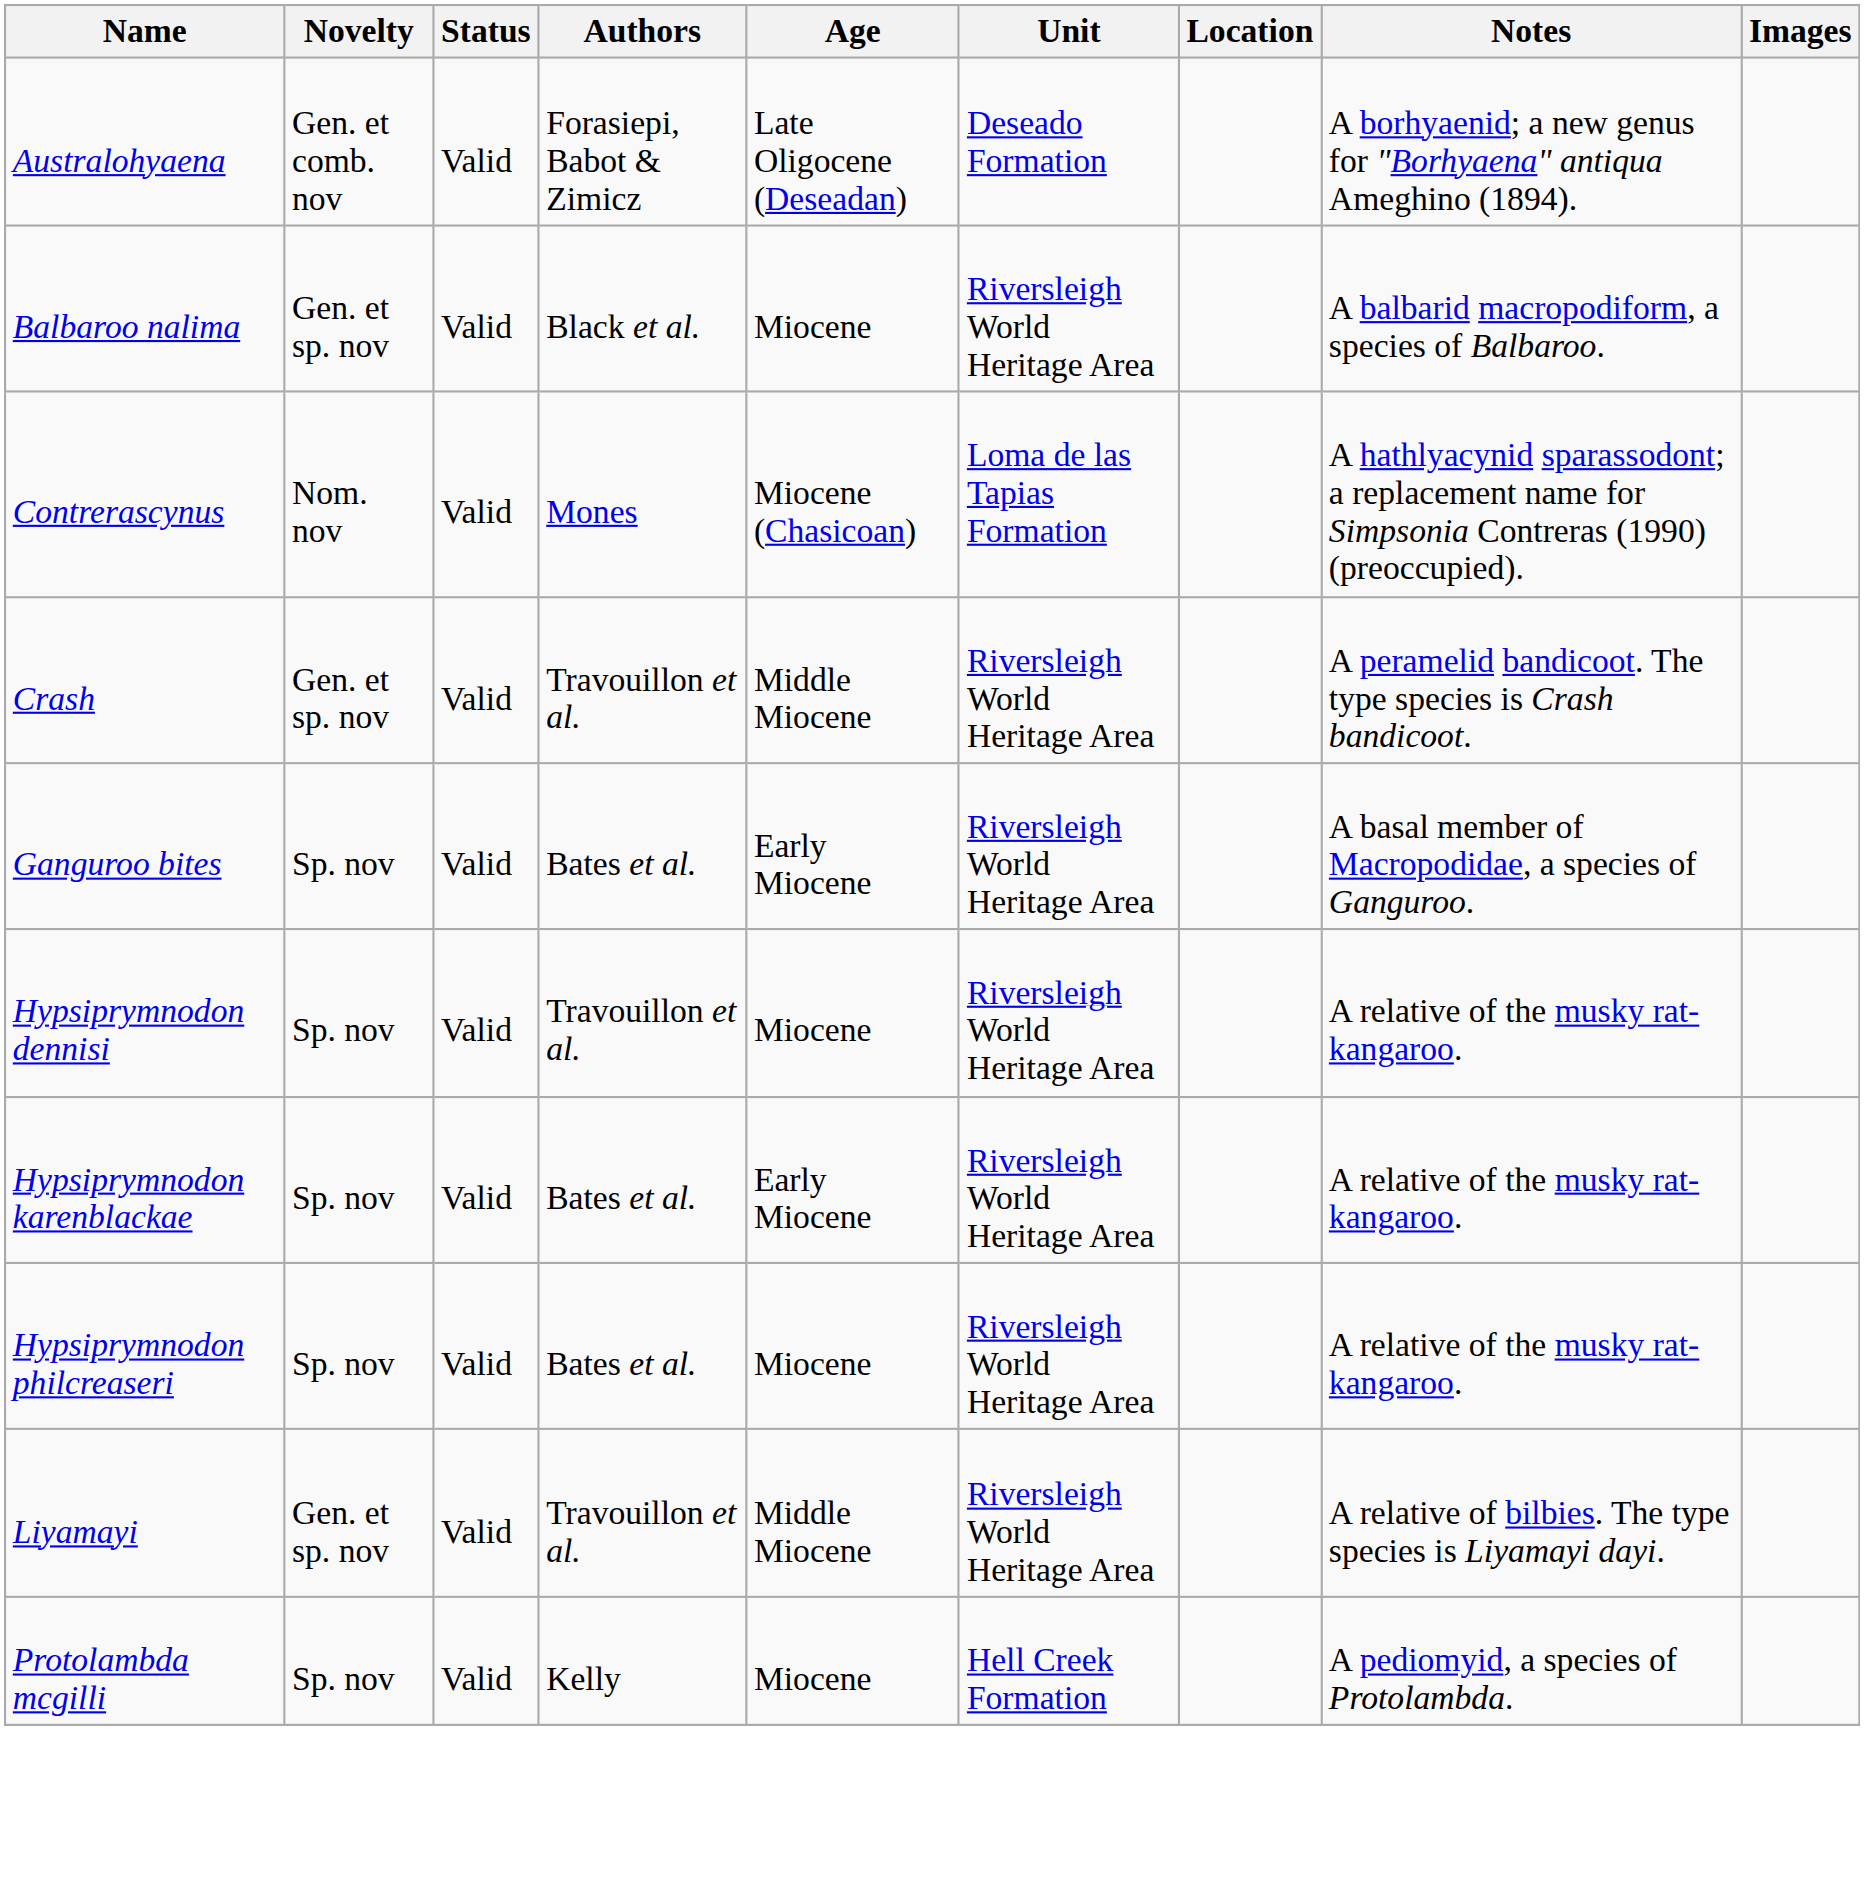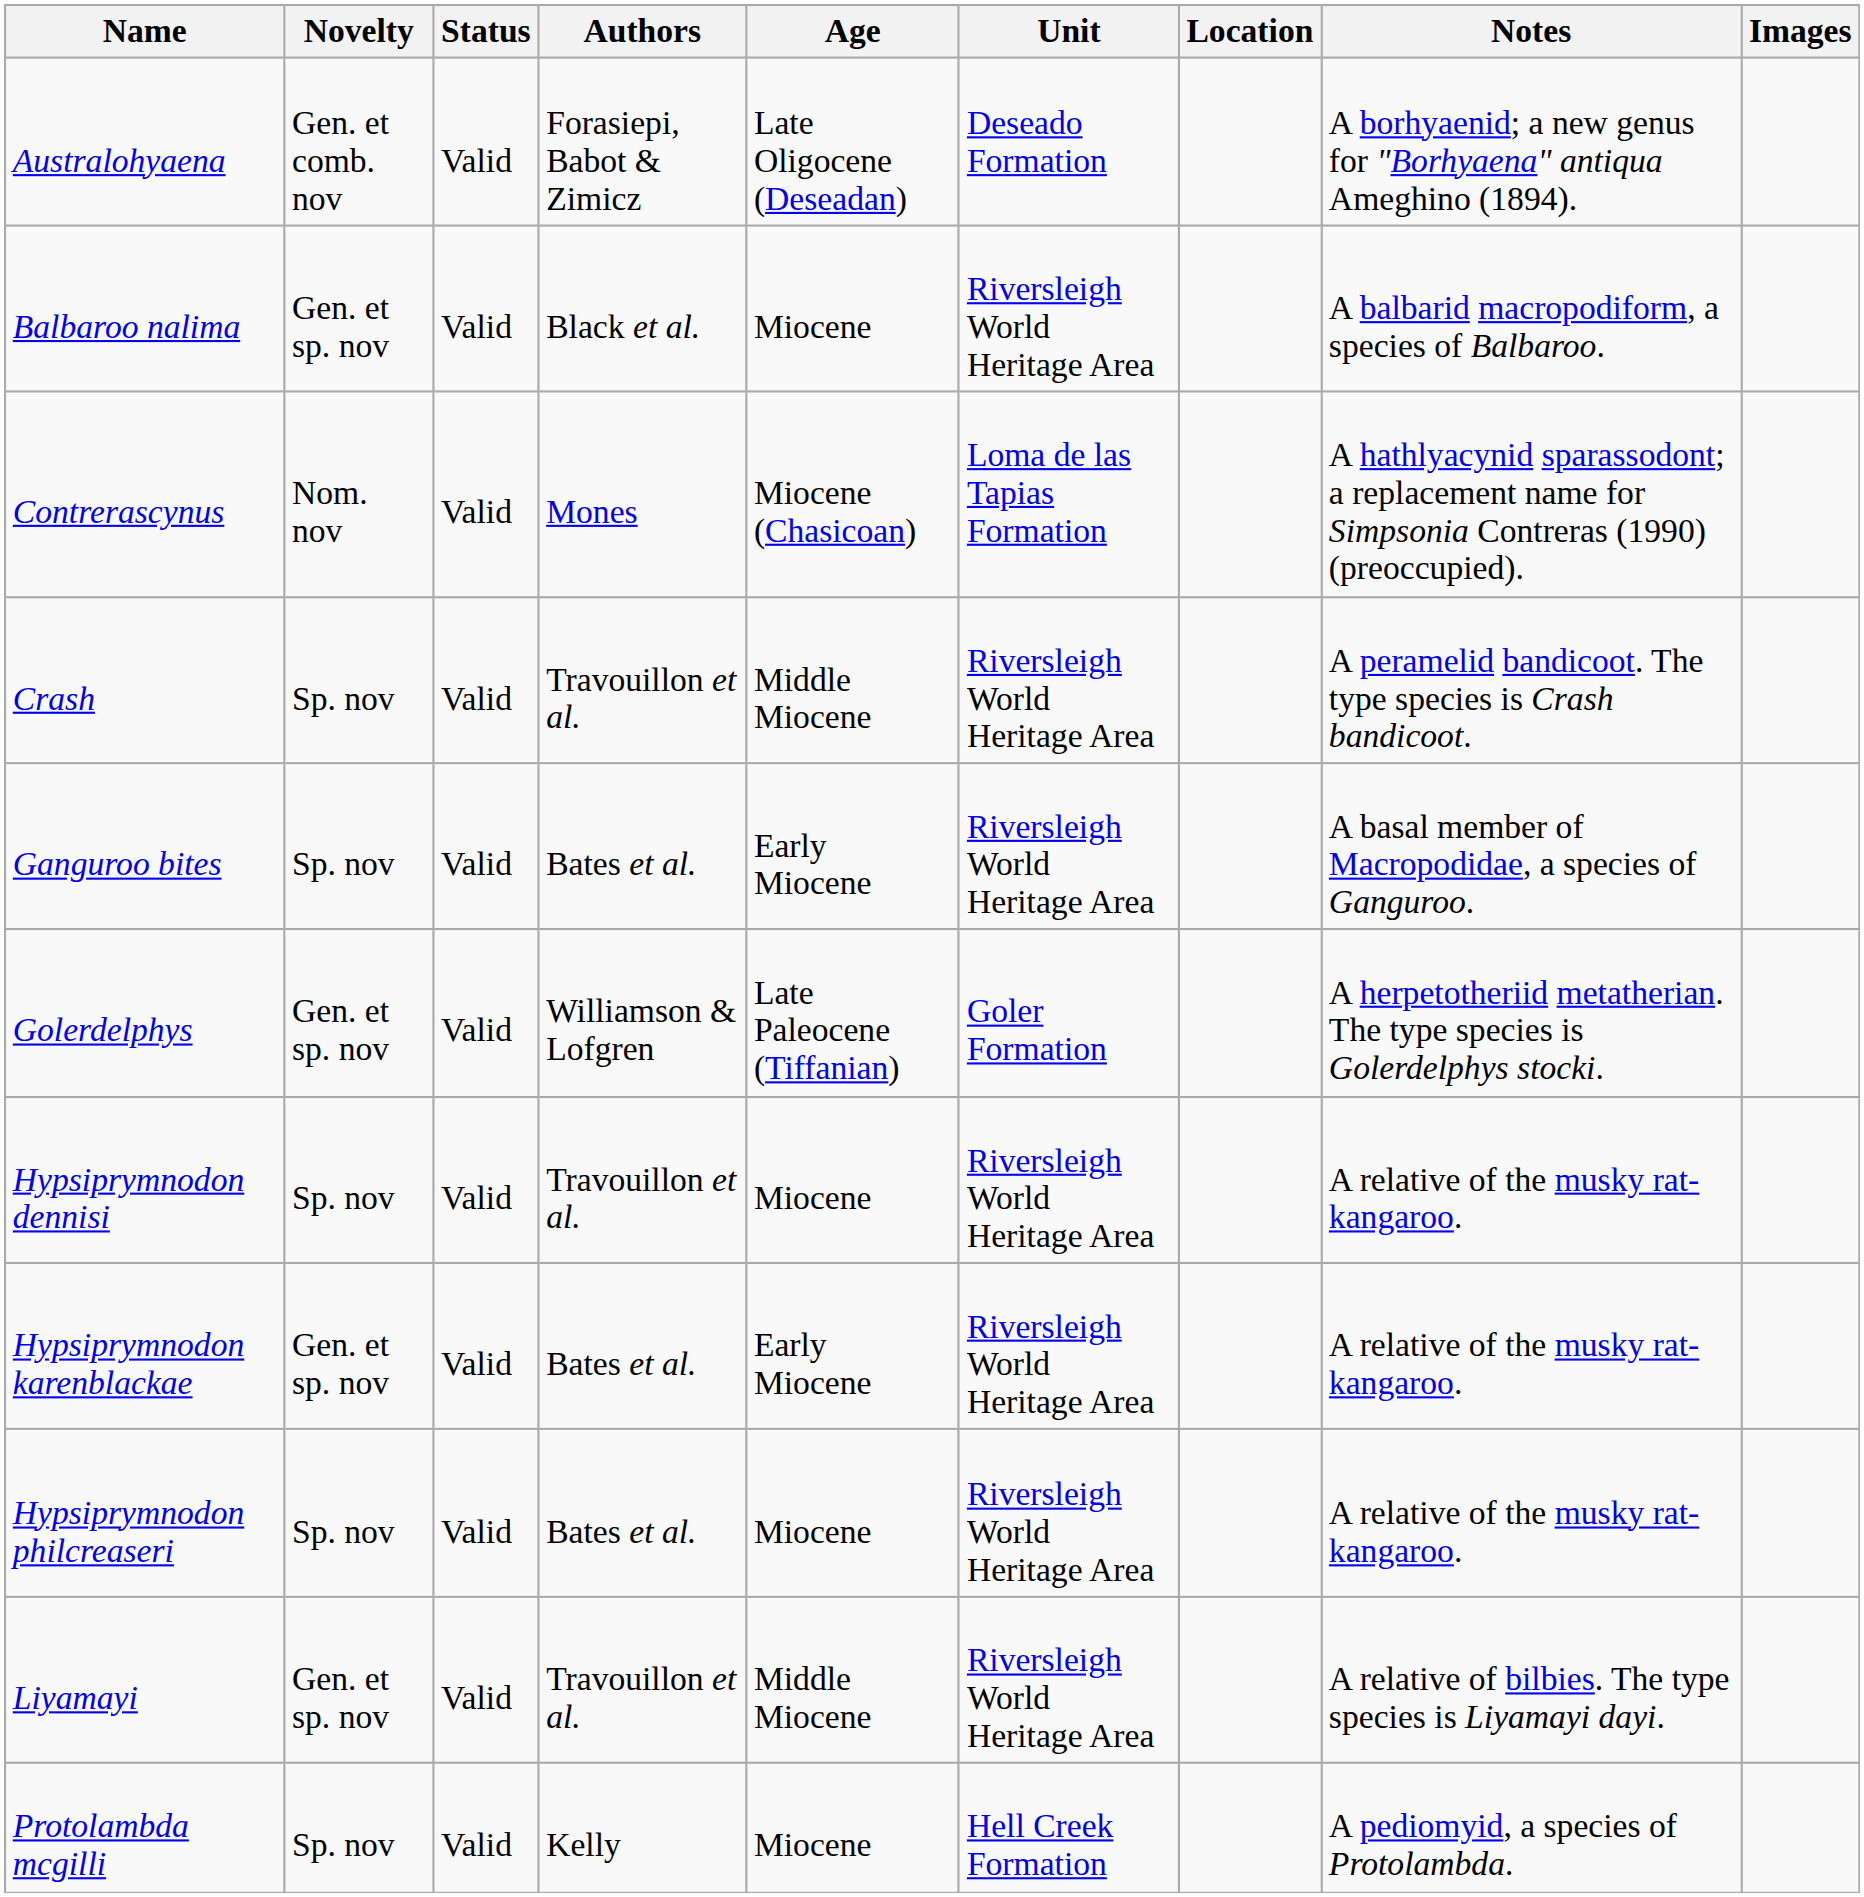(341, 697) Gen. et sp. nov -> (343, 697) Sp. nov
+ row: (103, 1031)
(343, 1197) Sp. nov -> (341, 1364) Gen. et sp. nov
